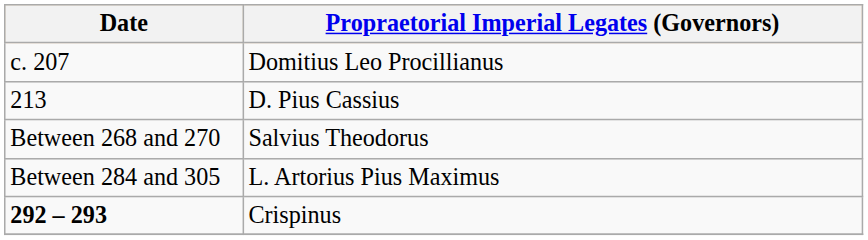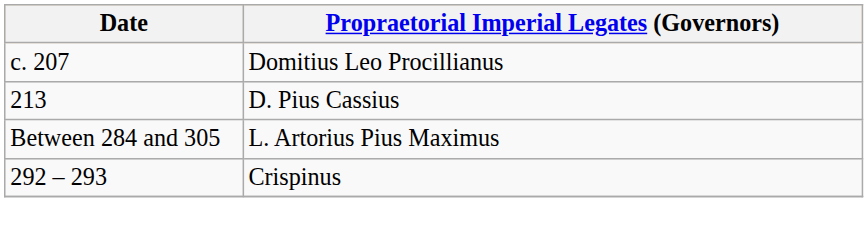- row: (339, 138)
(59, 215) bold -> (59, 176) normal
